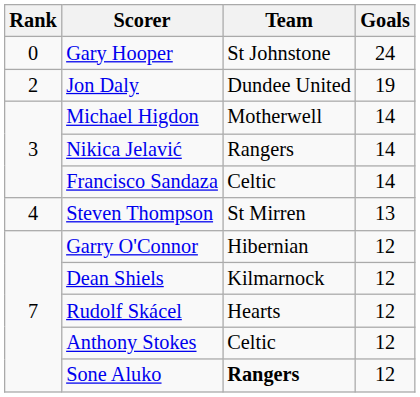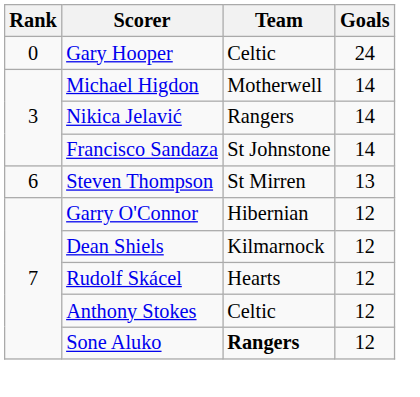(279, 52) St Johnstone -> (252, 52) Celtic
- row: (103, 85)
(252, 181) Celtic -> (279, 149) St Johnstone
(33, 213) 4 -> (33, 181) 6
